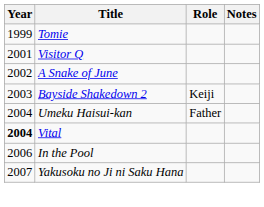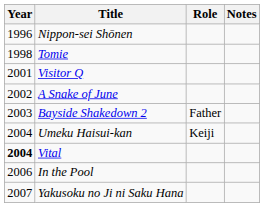+ row: (85, 34)
(20, 34) 1999 -> (20, 53) 1998
(202, 93) Keiji -> (205, 113) Father
(205, 113) Father -> (202, 133) Keiji
